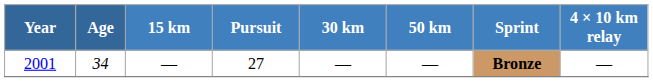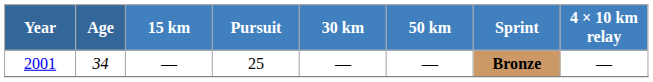(256, 63) 27 -> (256, 63) 25
